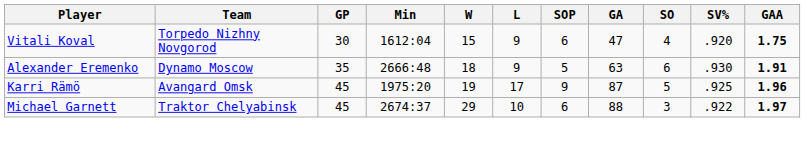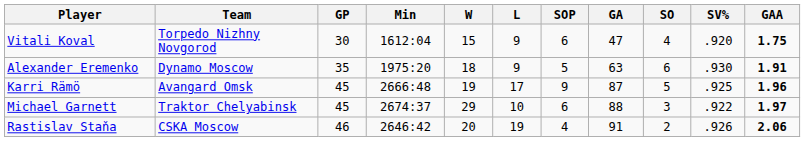(405, 68) 2666:48 -> (405, 68) 1975:20
(405, 87) 1975:20 -> (405, 87) 2666:48
+ row: (62, 127)
